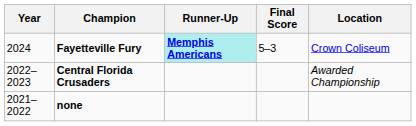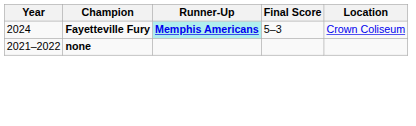- row: (95, 77)
